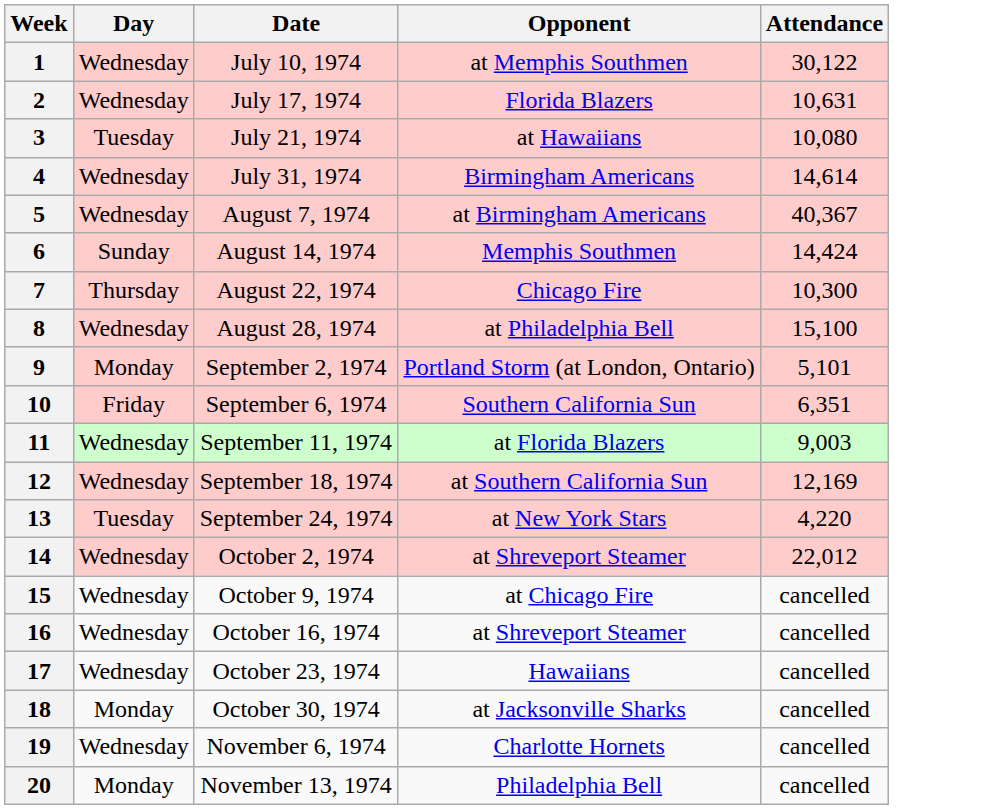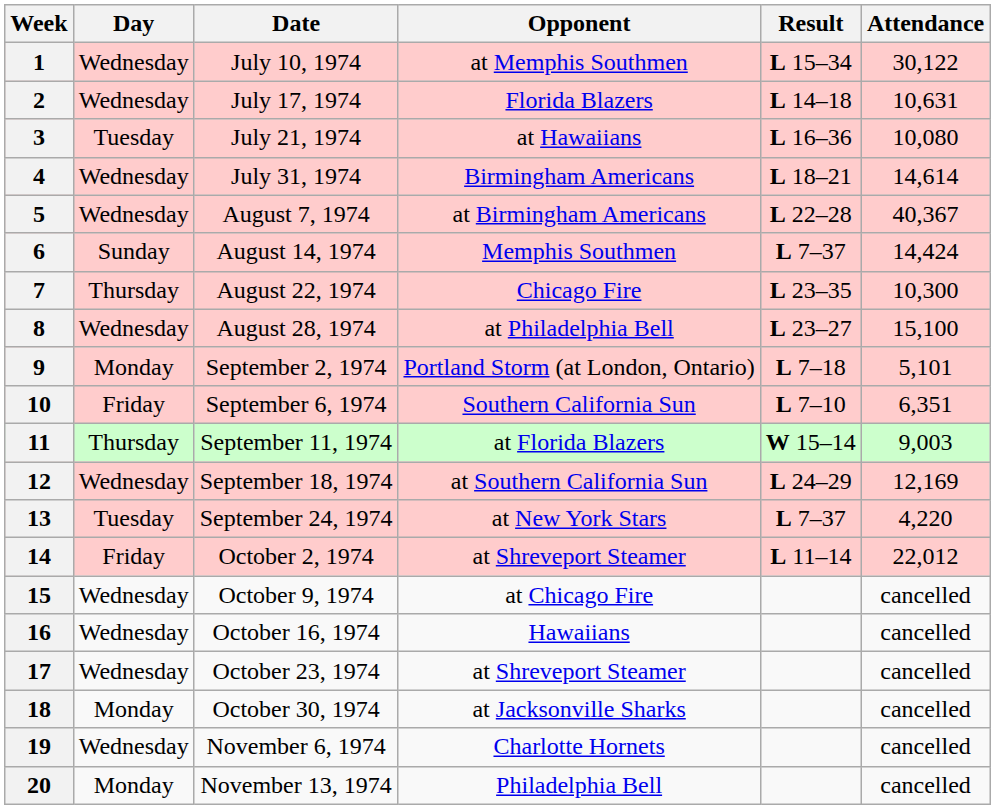+ column: (811, 23)
(134, 442) Wednesday -> (134, 442) Thursday
(134, 556) Wednesday -> (134, 556) Friday
(579, 632) at Shreveport Steamer -> (579, 632) Hawaiians
(579, 670) Hawaiians -> (579, 670) at Shreveport Steamer
